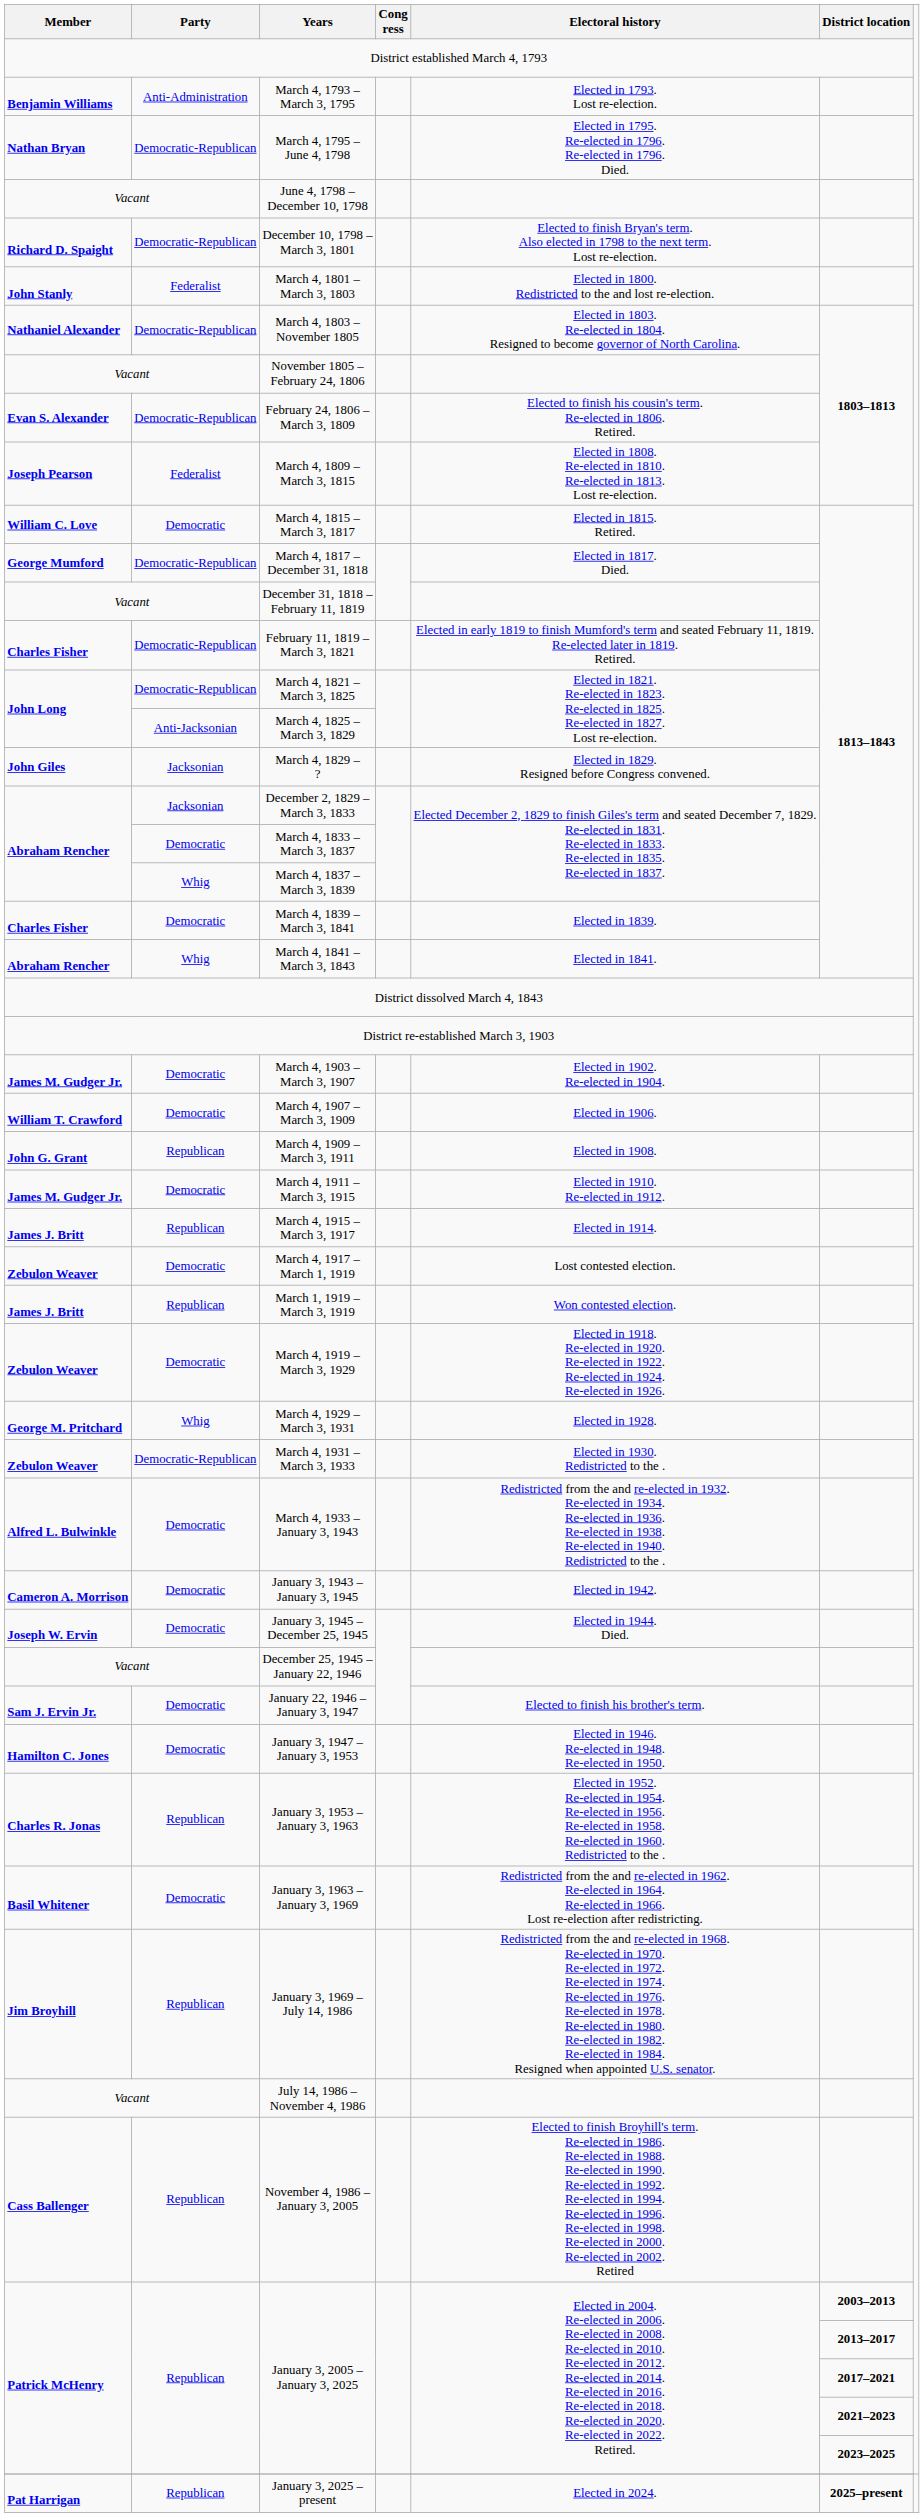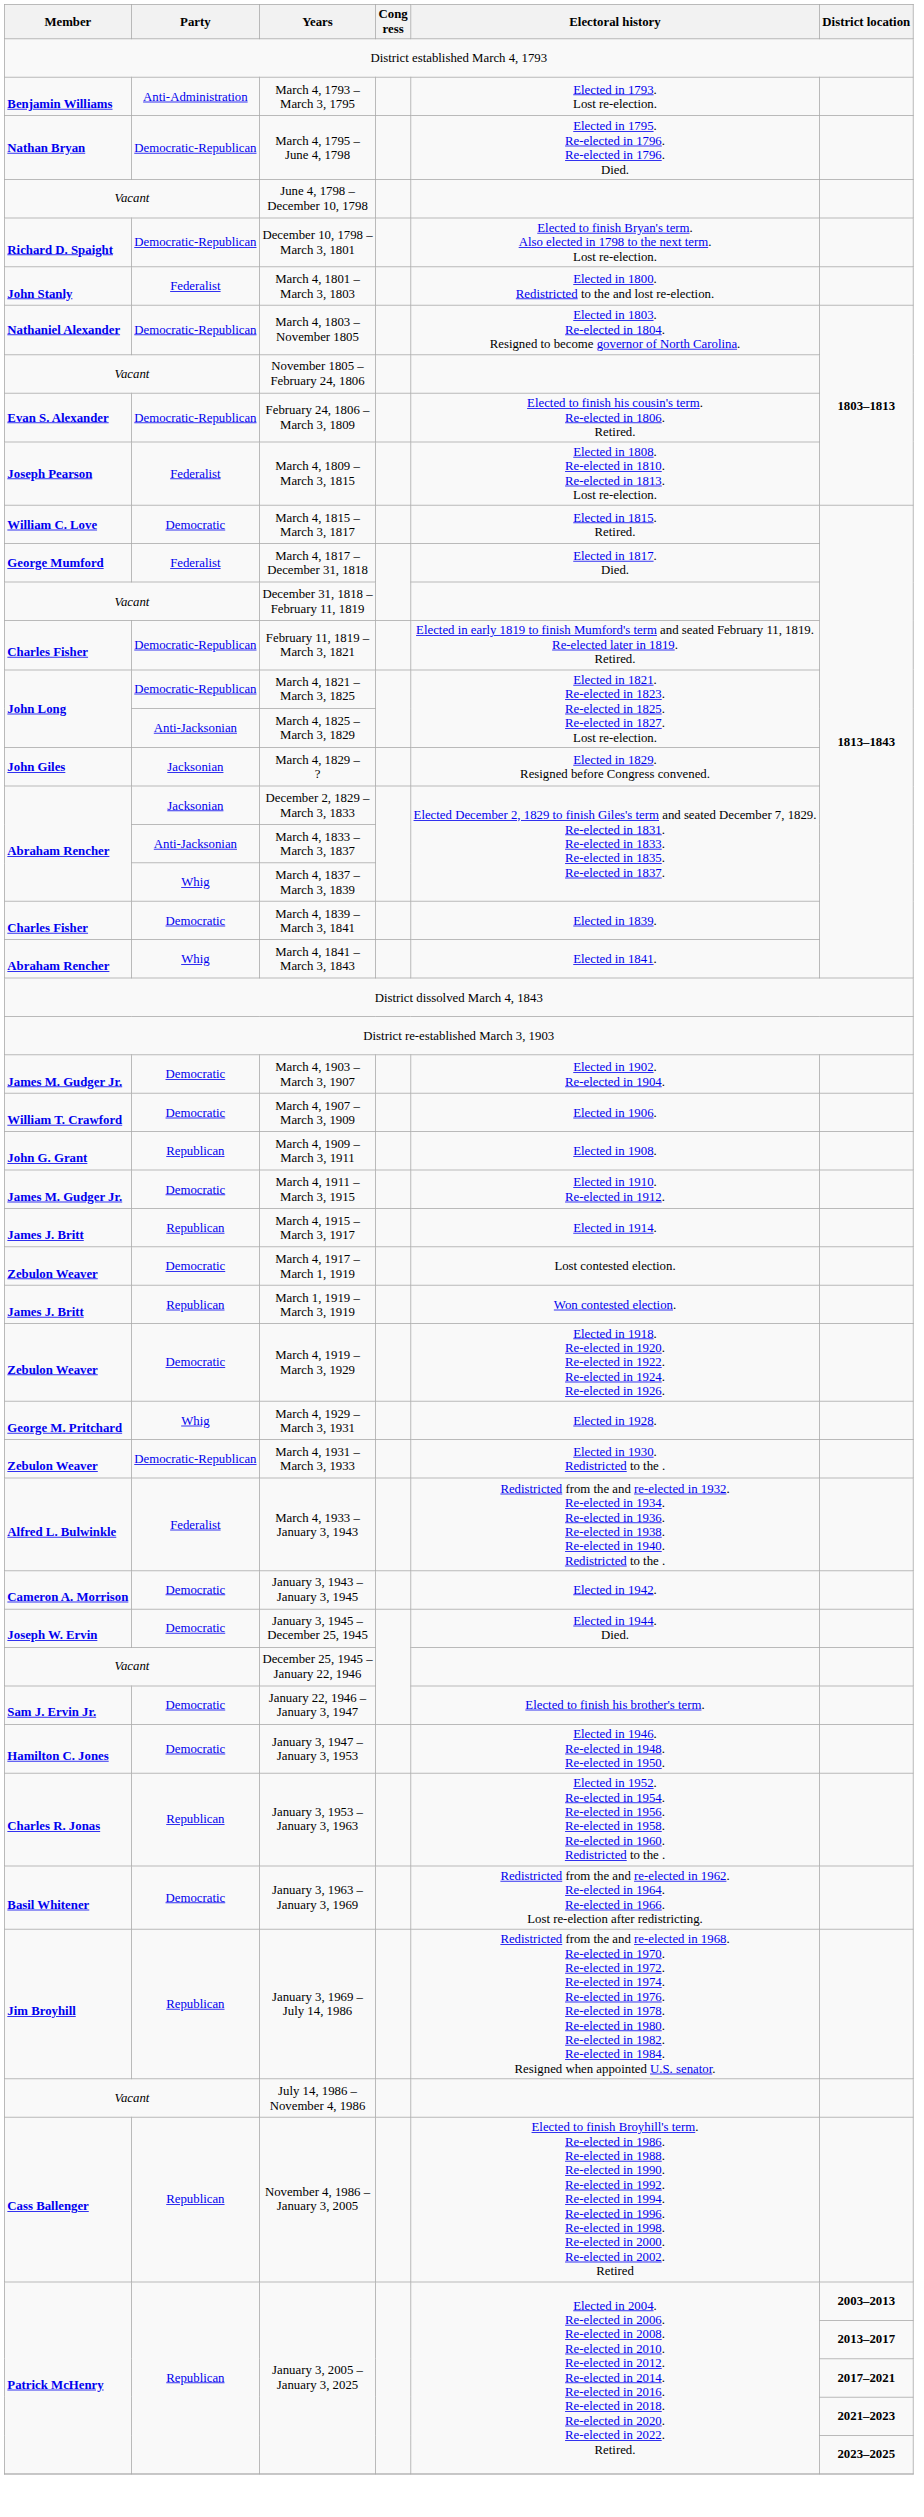(195, 563) Democratic-Republican -> (195, 563) Federalist
(195, 843) Democratic -> (195, 843) Anti-Jacksonian
(195, 1524) Democratic -> (195, 1524) Federalist
- row: (44, 2500)
